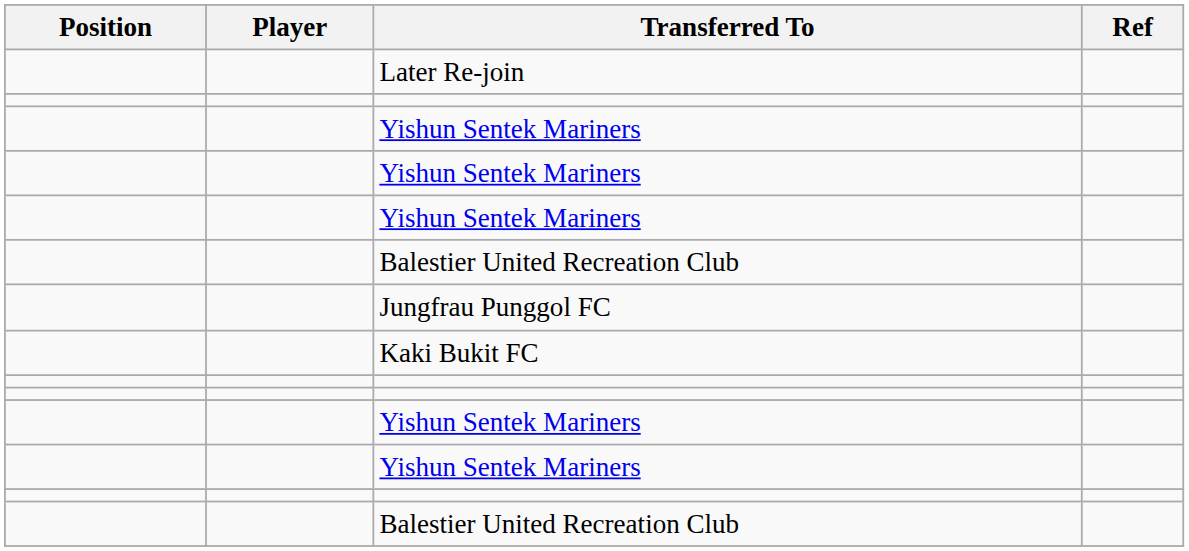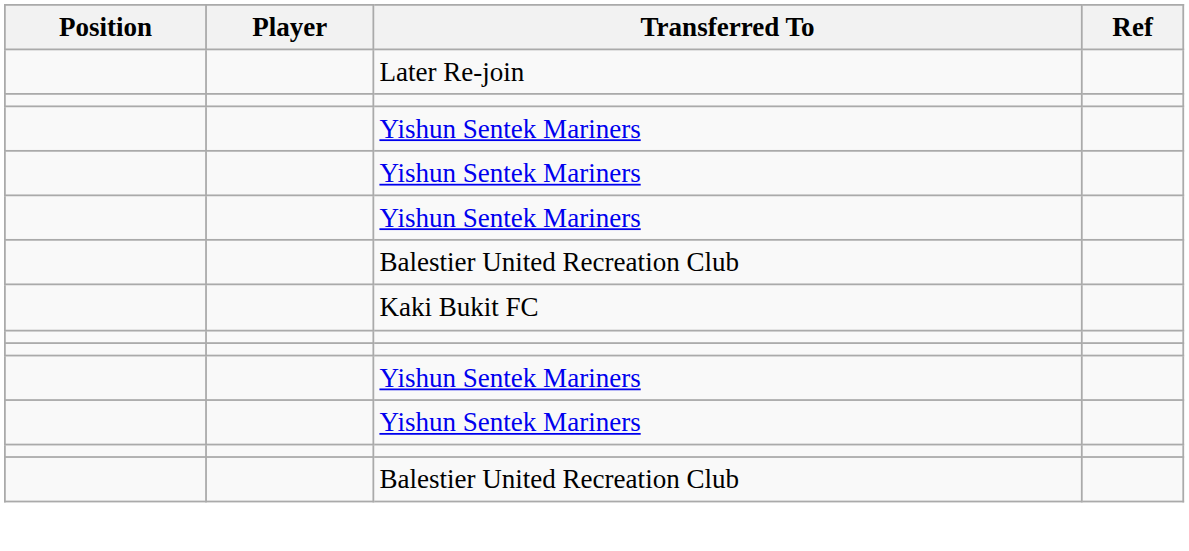- row: (106, 308)
